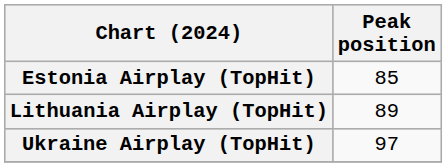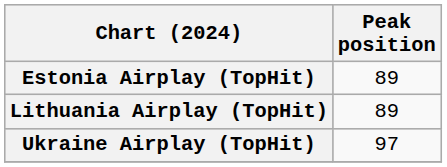(387, 78) 85 -> (387, 78) 89
